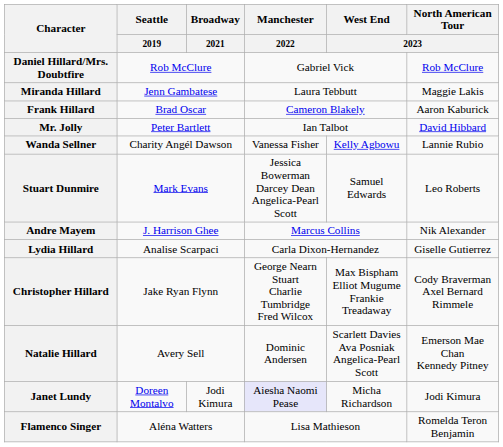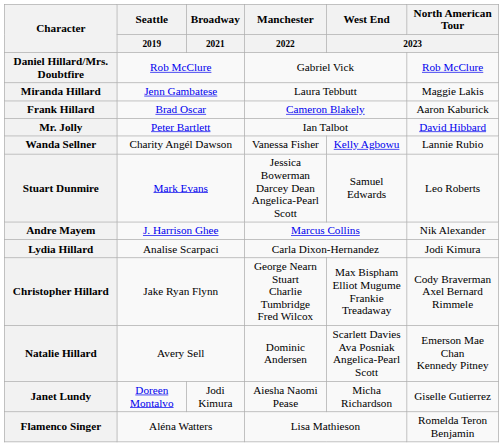(453, 248) Giselle Gutierrez -> (453, 248) Jodi Kimura
(285, 396) lavender background -> (285, 396) no background
(453, 396) Jodi Kimura -> (453, 396) Giselle Gutierrez
